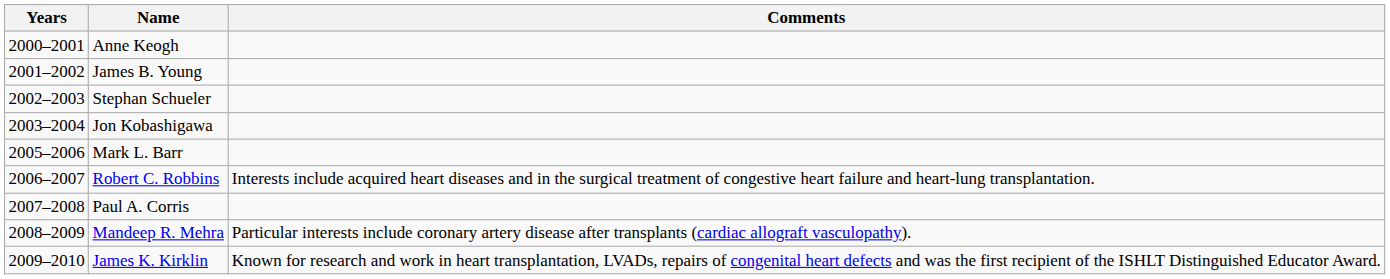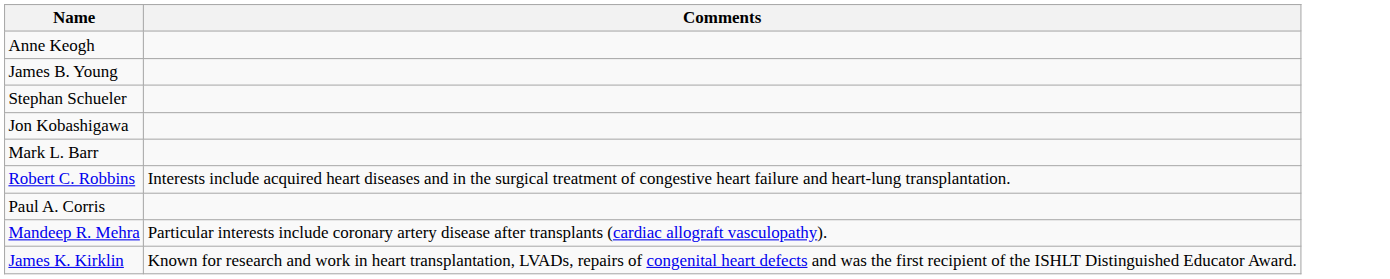- column: (47, 17)
